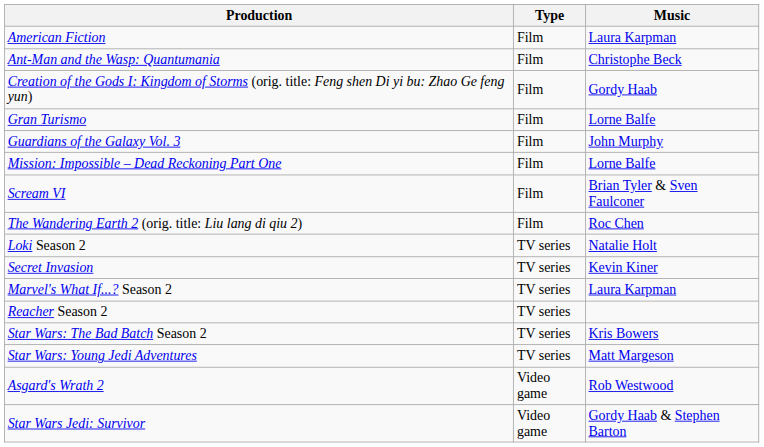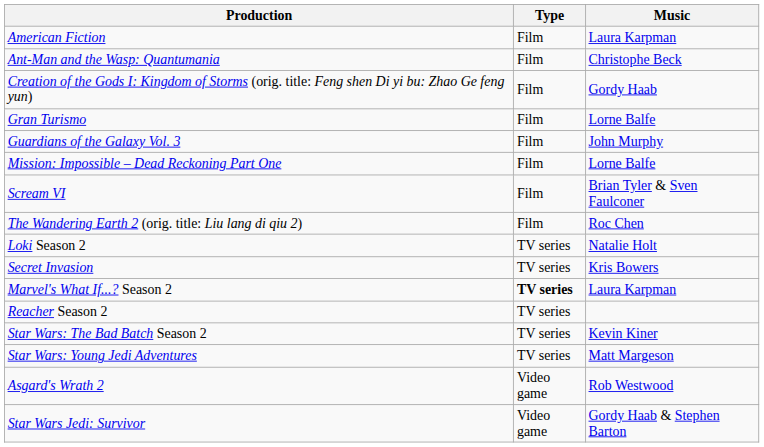(623, 267) Kevin Kiner -> (624, 267) Kris Bowers
(544, 289) normal -> (545, 289) bold
(624, 333) Kris Bowers -> (623, 333) Kevin Kiner
